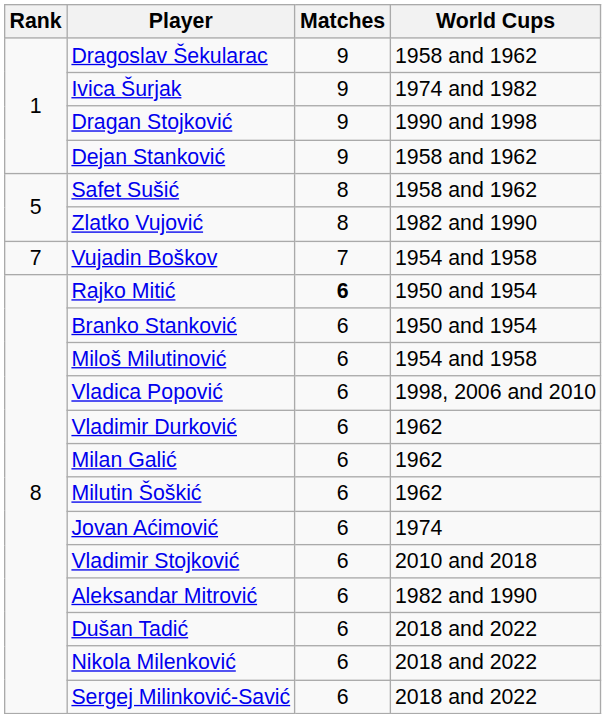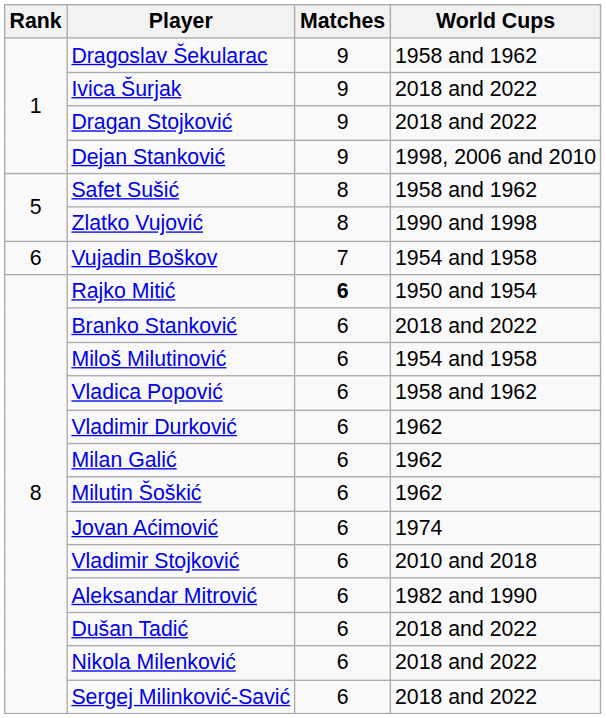(466, 88) 1974 and 1982 -> (466, 88) 2018 and 2022
(466, 122) 1990 and 1998 -> (466, 122) 2018 and 2022
(466, 156) 1958 and 1962 -> (496, 156) 1998, 2006 and 2010
(466, 223) 1982 and 1990 -> (466, 223) 1990 and 1998
(36, 257) 7 -> (36, 257) 6
(466, 325) 1950 and 1954 -> (466, 325) 2018 and 2022
(496, 392) 1998, 2006 and 2010 -> (466, 392) 1958 and 1962
